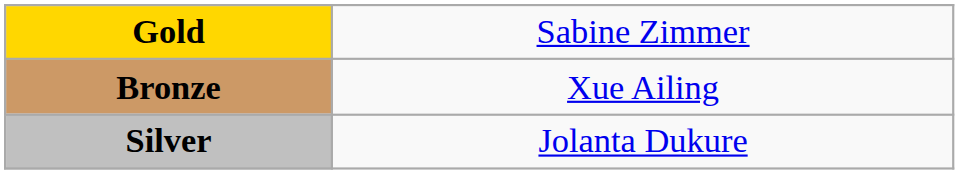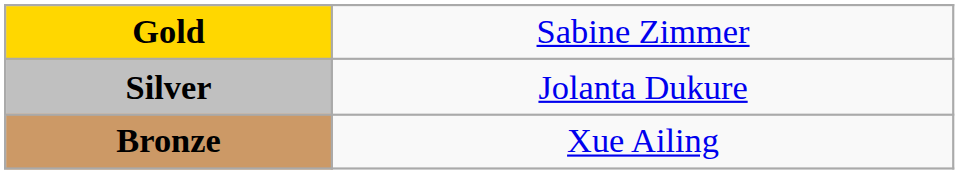rows swapped: (169, 140) <-> (169, 86)
